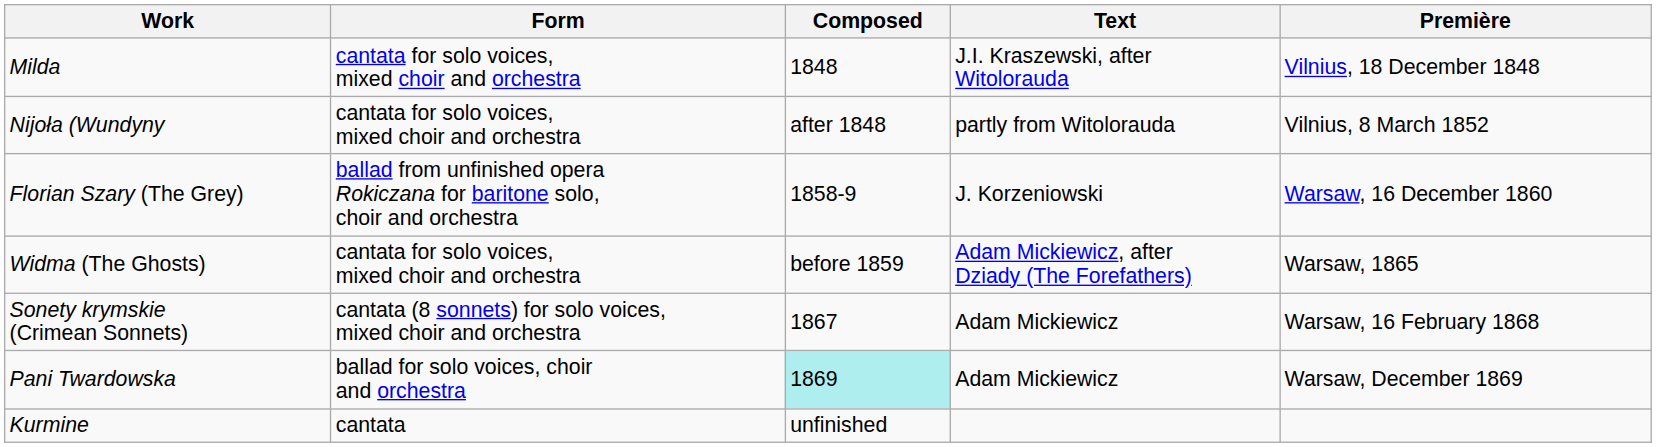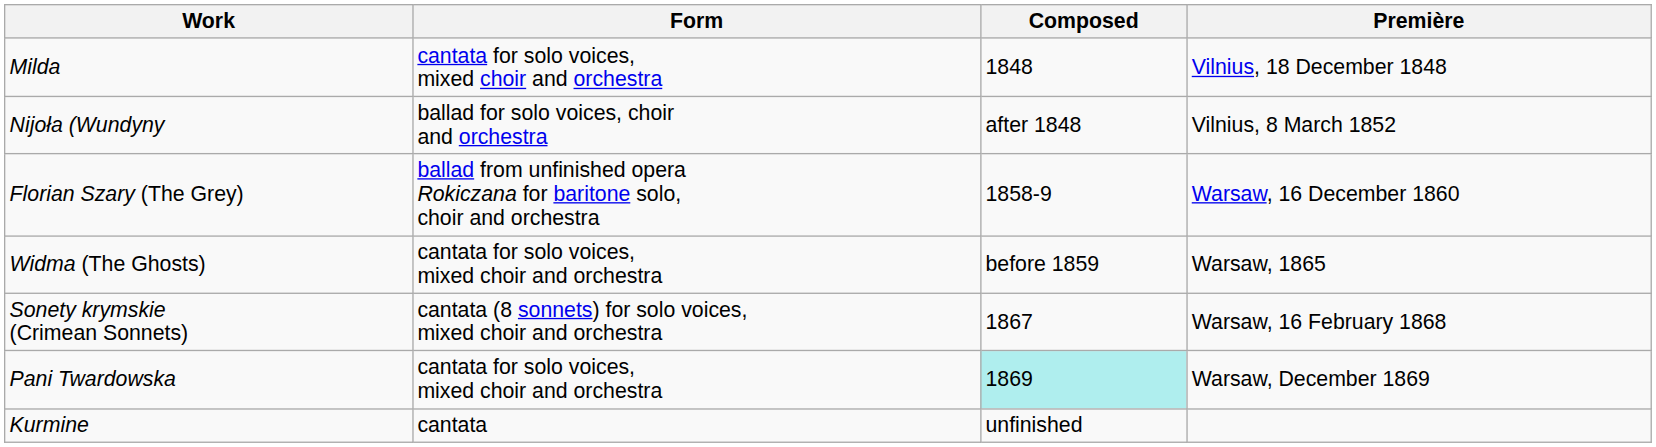- column: (1115, 21)
(458, 124) cantata for solo voices, mixed choir and orchestra -> (546, 124) ballad for solo voices, choir and orchestra
(464, 379) ballad for solo voices, choir and orchestra -> (540, 379) cantata for solo voices, mixed choir and orchestra
